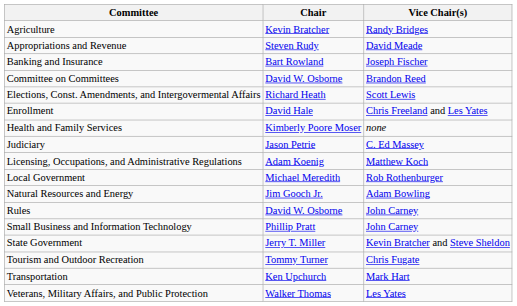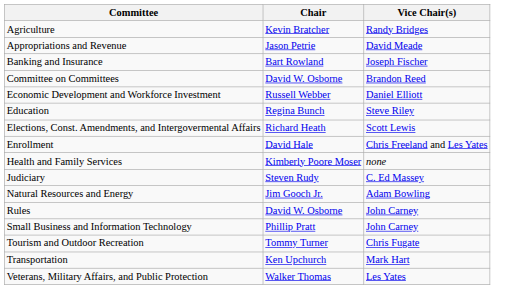(292, 45) Steven Rudy -> (290, 45) Jason Petrie
+ row: (114, 95)
+ row: (28, 111)
(290, 144) Jason Petrie -> (292, 177) Steven Rudy
- row: (124, 161)
- row: (46, 177)
- row: (44, 243)
